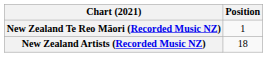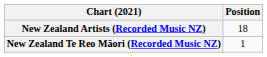rows swapped: (114, 44) <-> (114, 28)
